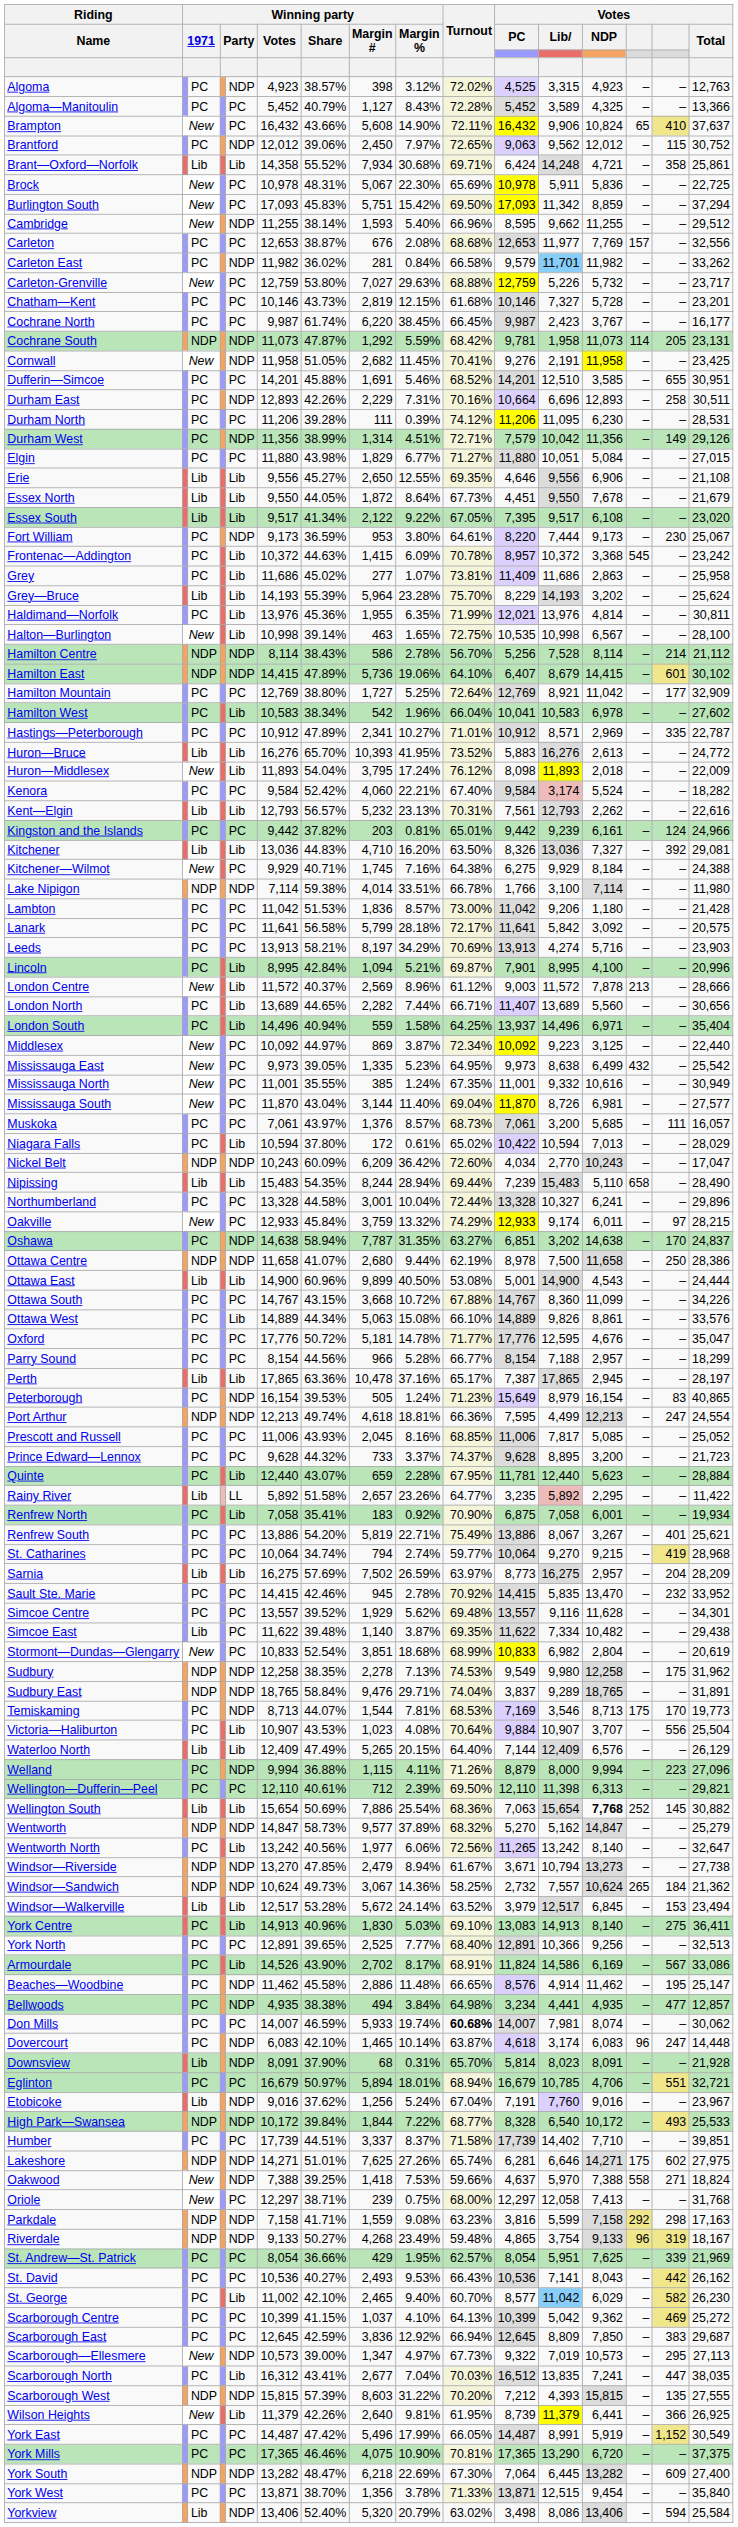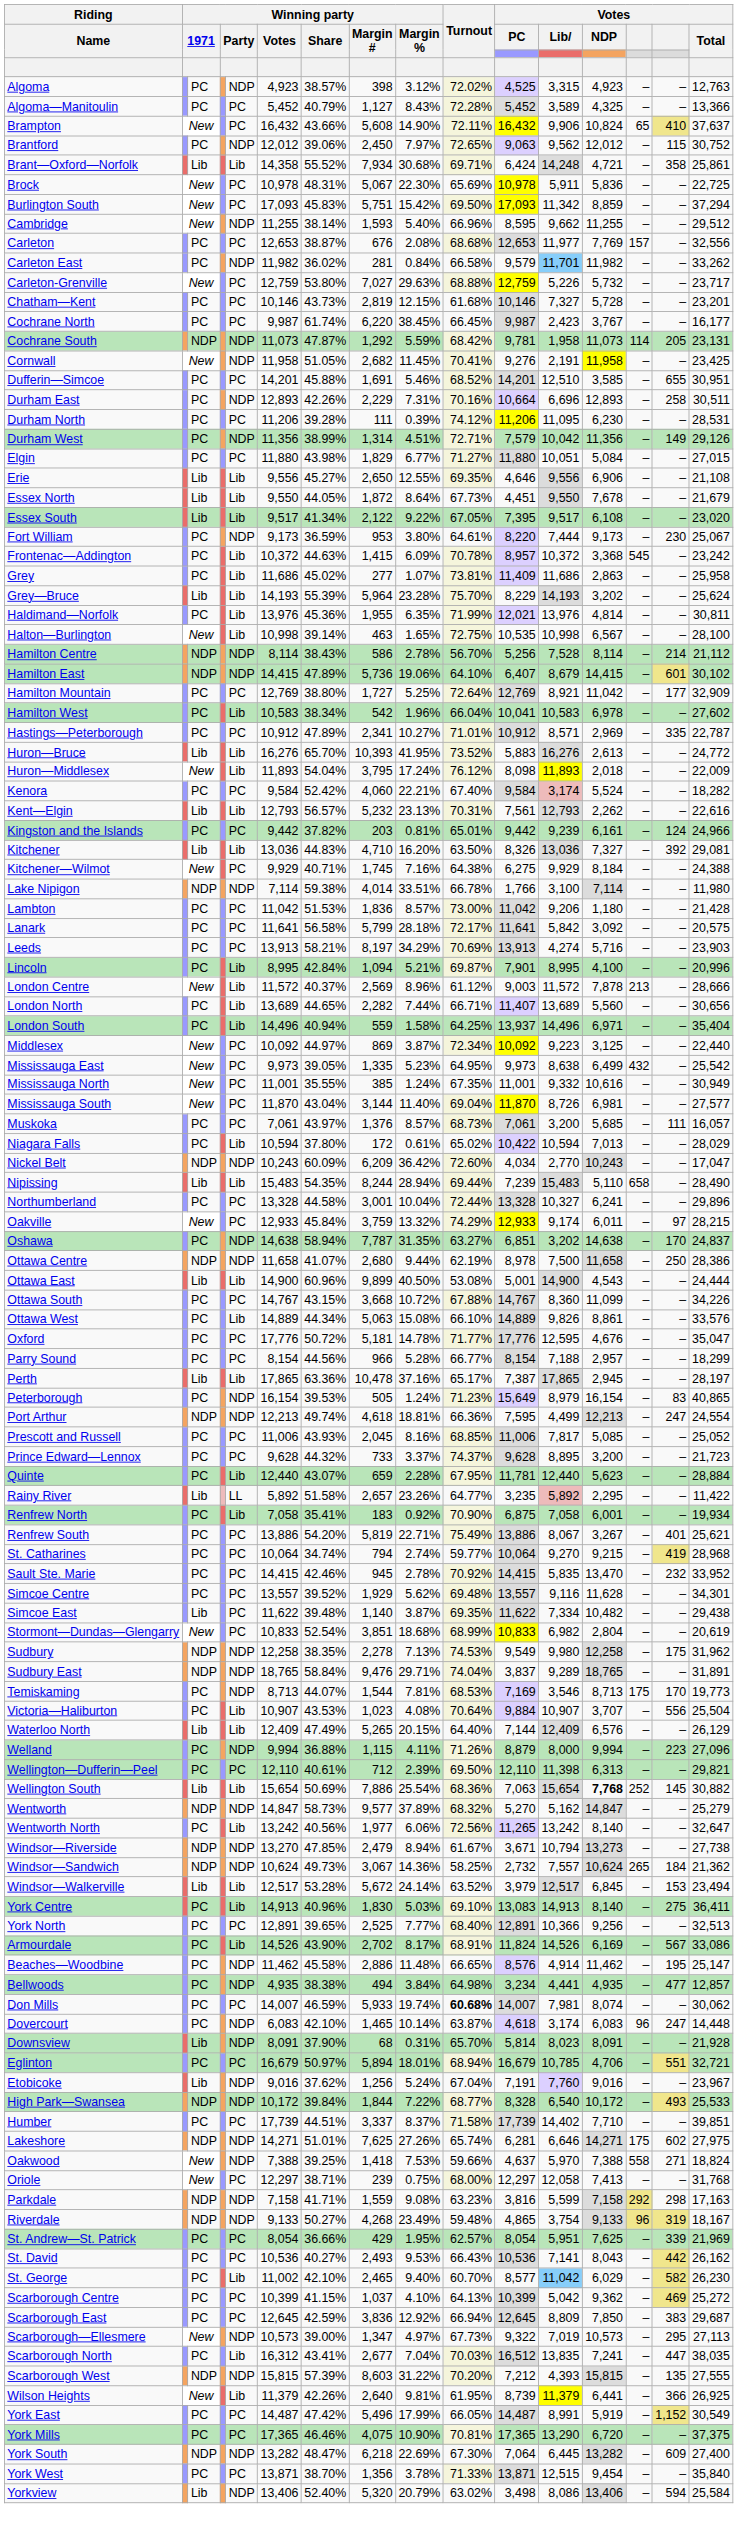- row: (25, 1574)
(560, 1965) 14,586 -> (560, 1946) 14,526
